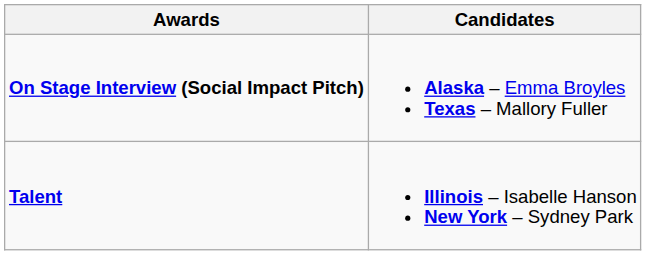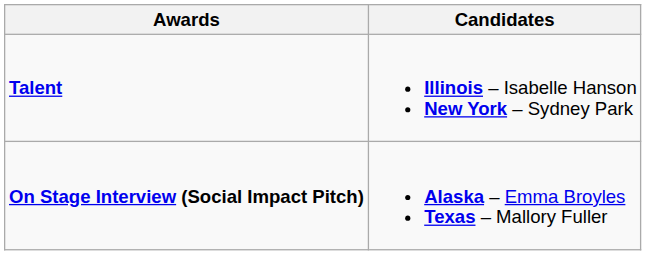rows swapped: (186, 88) <-> (36, 196)
